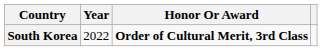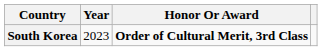(96, 35) 2022 -> (96, 35) 2023
